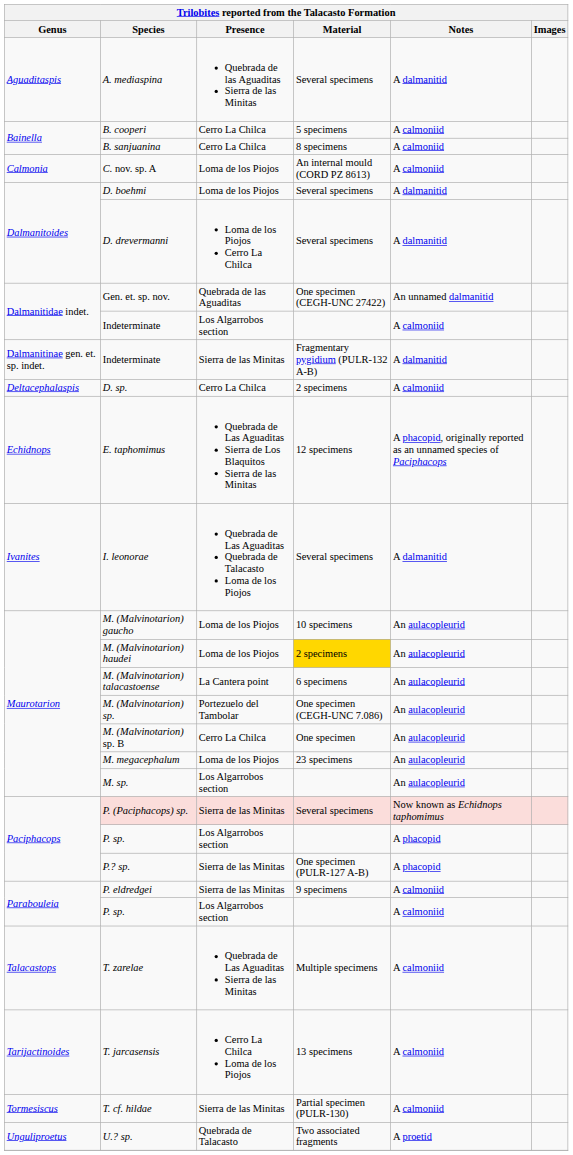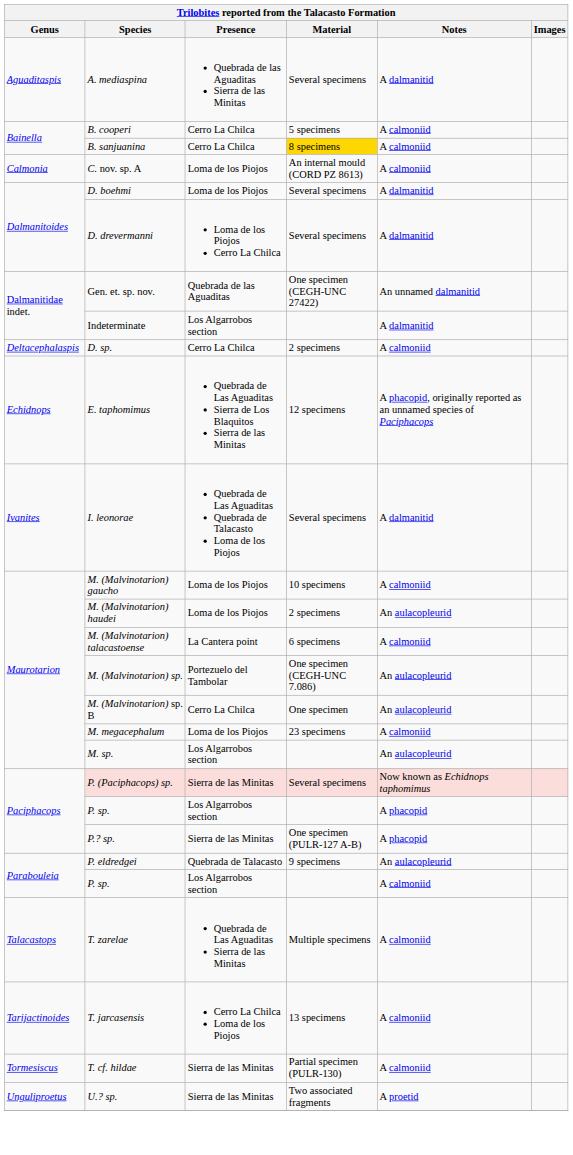(321, 146) no background -> (314, 146) gold background
(418, 325) A calmoniid -> (407, 325) A dalmanitid
- row: (51, 359)
(429, 625) An aulacopleurid -> (405, 585) A calmoniid
(321, 653) gold background -> (314, 613) no background
(429, 681) An aulacopleurid -> (405, 641) A calmoniid
(429, 760) An aulacopleurid -> (405, 732) A calmoniid
(242, 889) Sierra de las Minitas -> (235, 861) Quebrada de Talacasto
(418, 889) A calmoniid -> (416, 861) An aulacopleurid
(225, 1136) Quebrada de Talacasto -> (231, 1096) Sierra de las Minitas
